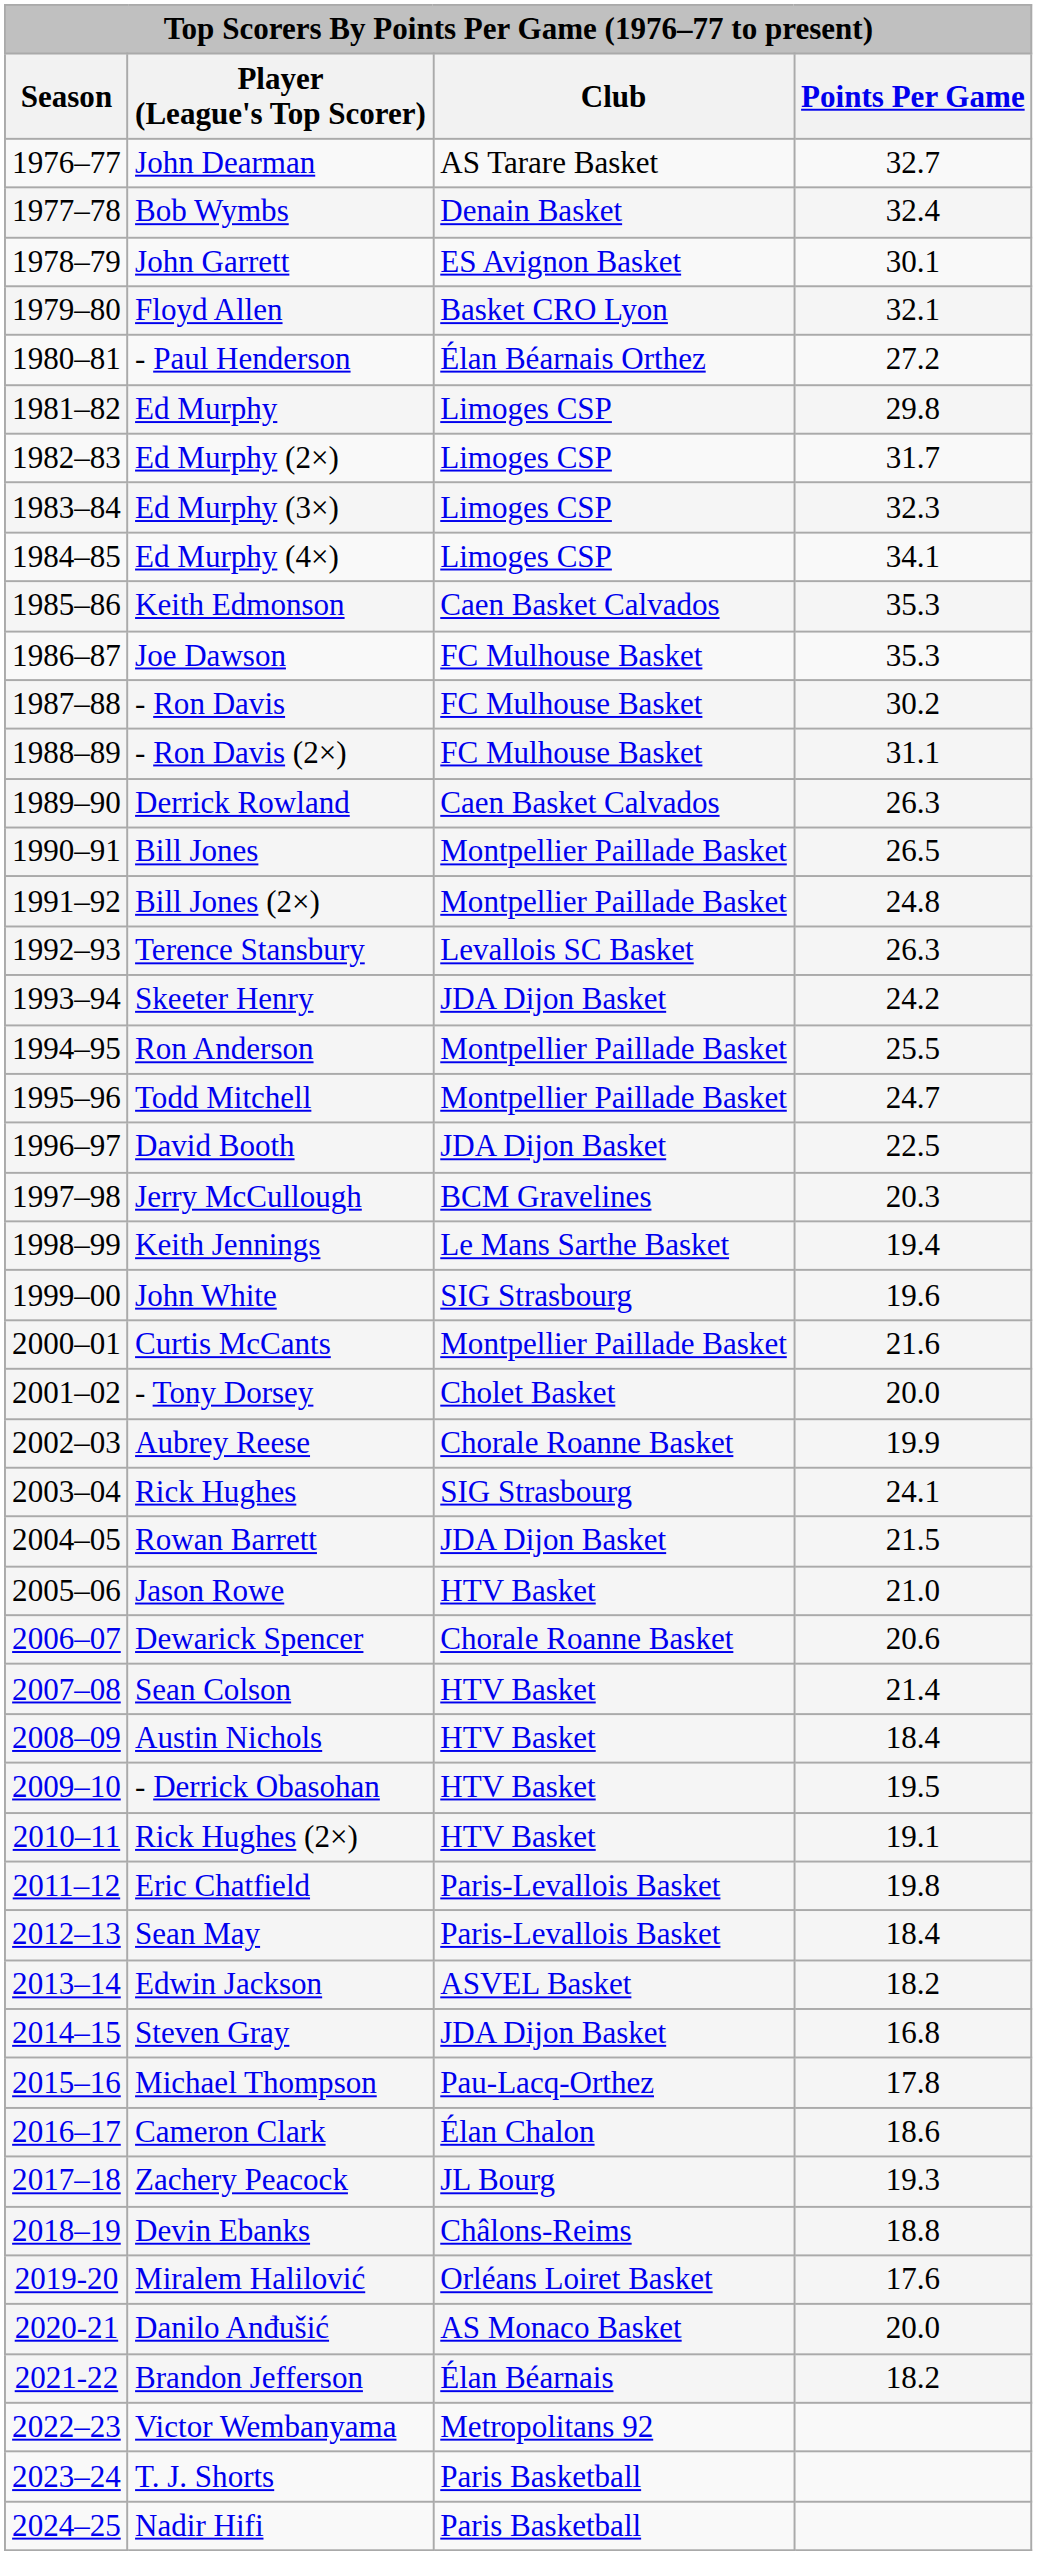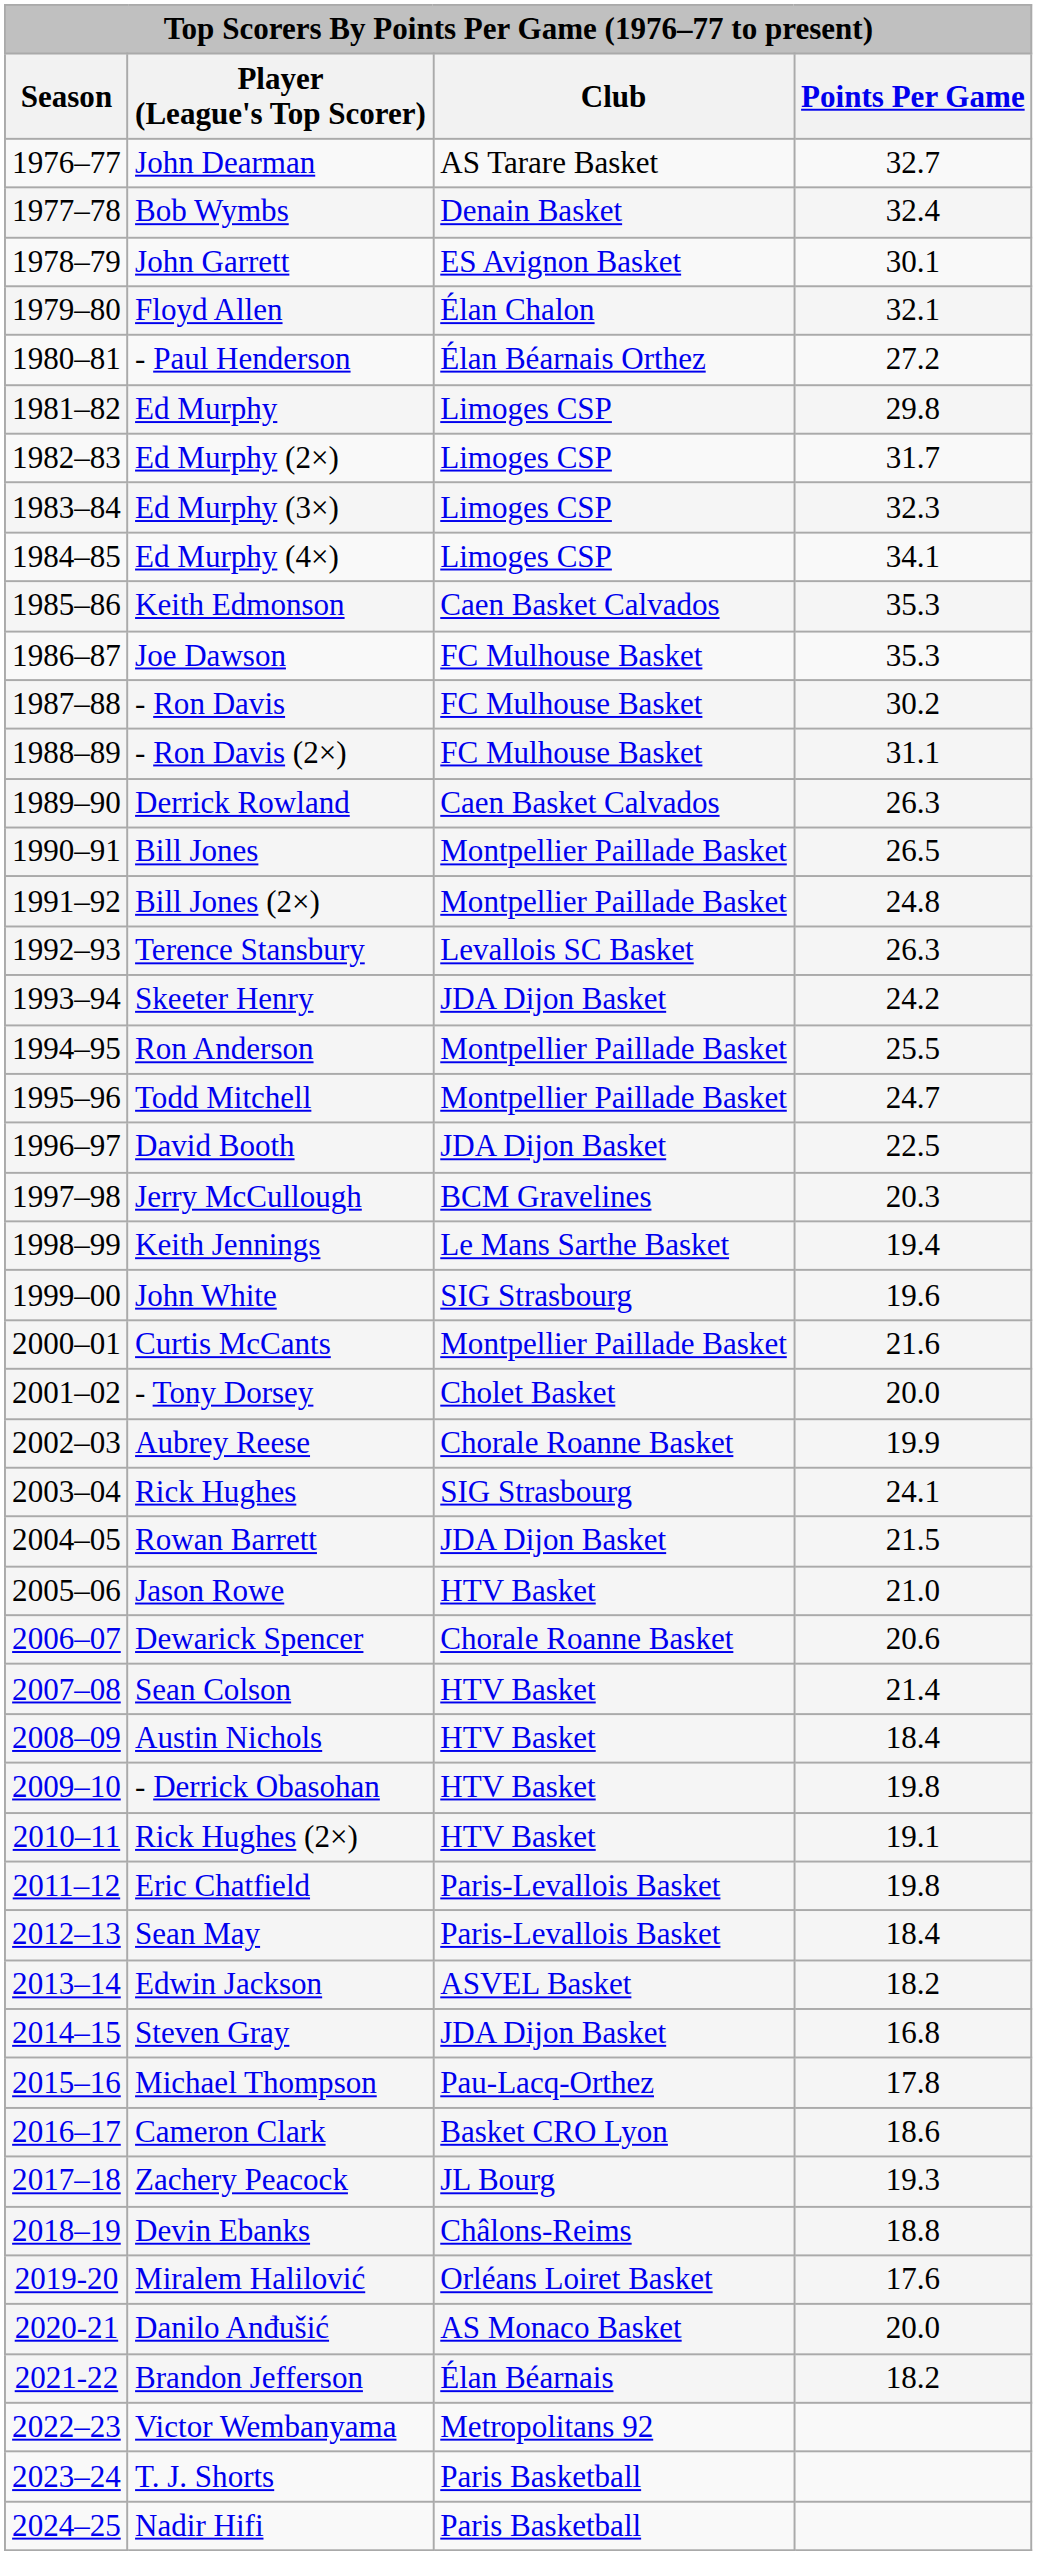(554, 310) Basket CRO Lyon -> (517, 310) Élan Chalon
(913, 1786) 19.5 -> (913, 1786) 19.8
(517, 2131) Élan Chalon -> (554, 2131) Basket CRO Lyon
